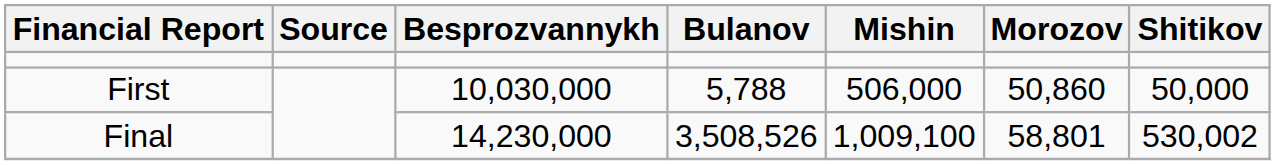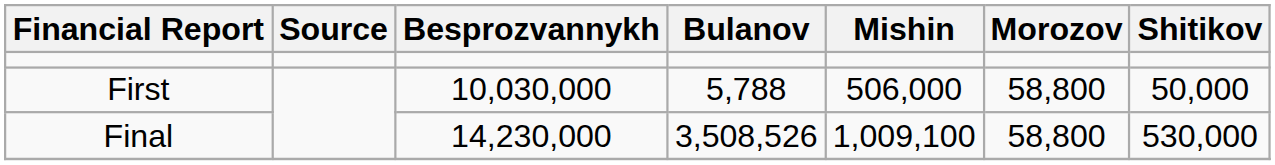(1057, 90) 50,860 -> (1057, 90) 58,800
(1057, 136) 58,801 -> (1057, 136) 58,800
(1200, 136) 530,002 -> (1200, 136) 530,000
